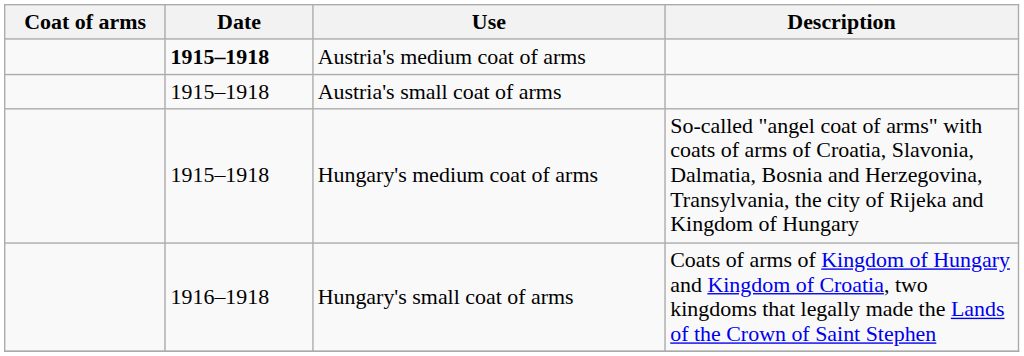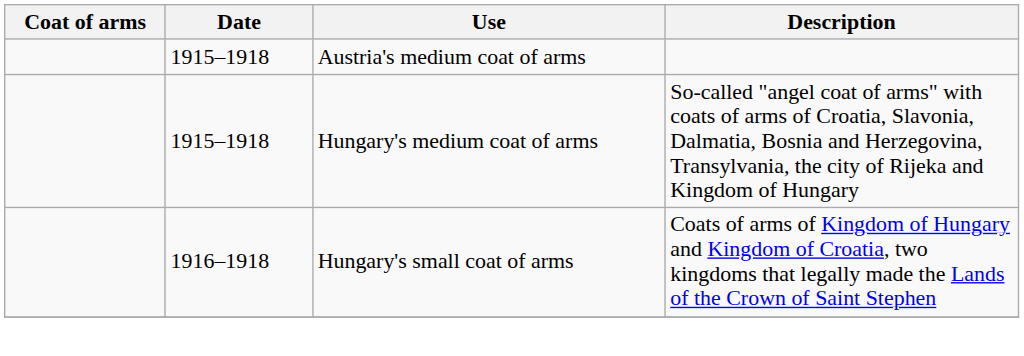(220, 56) bold -> (220, 56) normal
- row: (440, 91)
